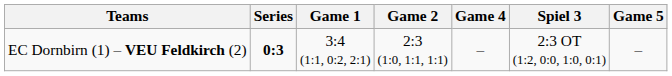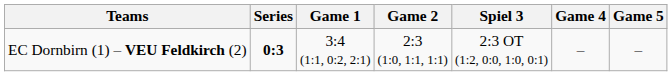columns swapped: (559, 16) <-> (480, 16)
